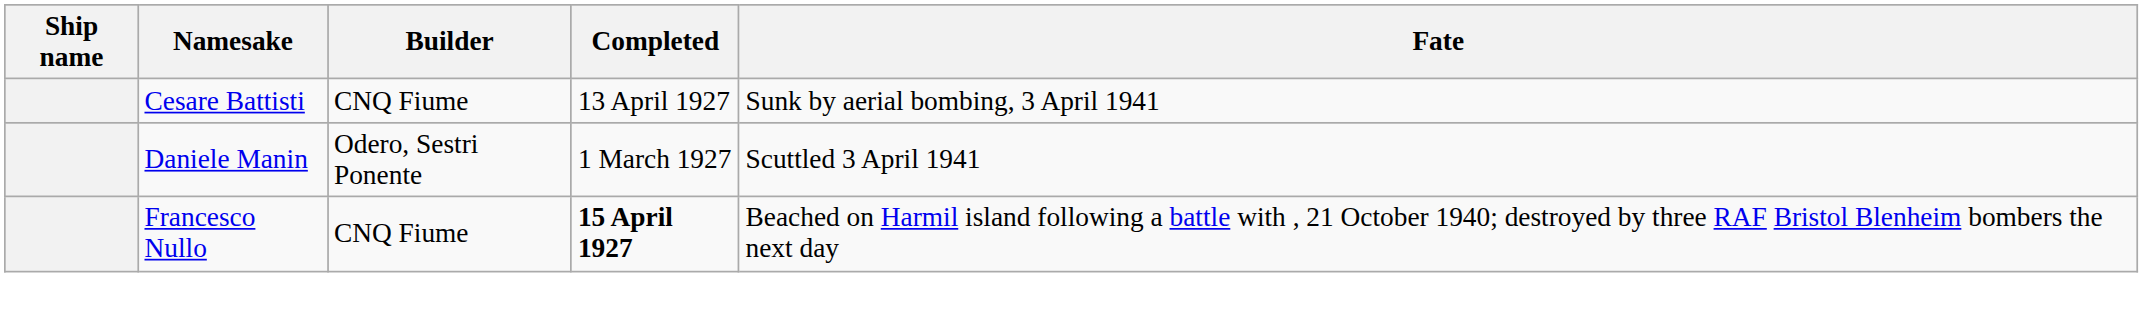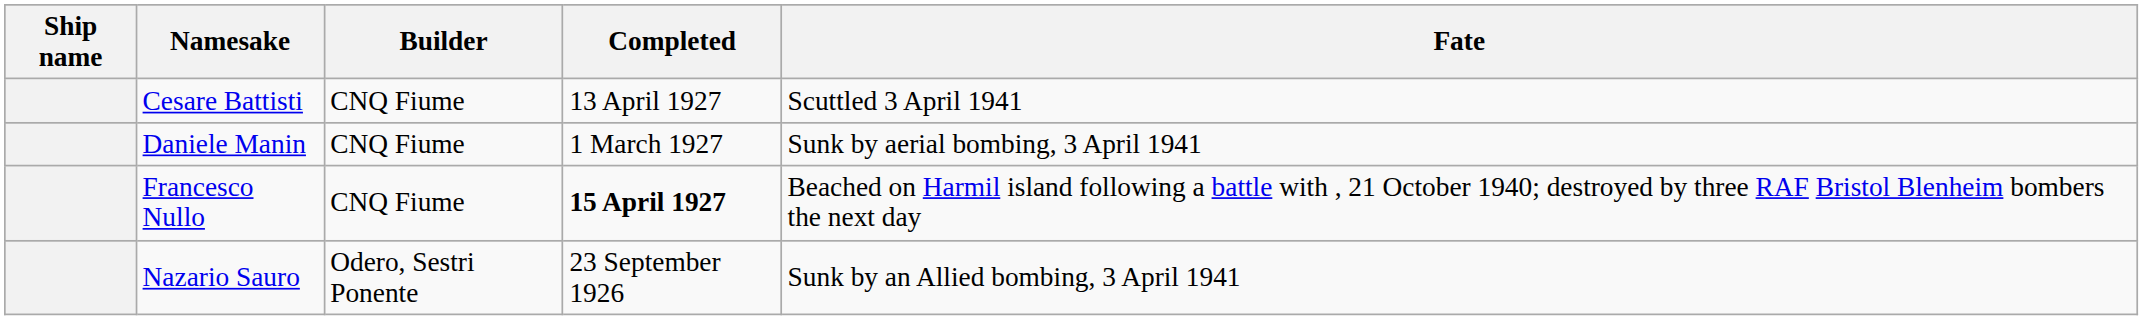(953, 100) Sunk by aerial bombing, 3 April 1941 -> (905, 100) Scuttled 3 April 1941
(406, 159) Odero, Sestri Ponente -> (397, 143) CNQ Fiume
(863, 159) Scuttled 3 April 1941 -> (995, 143) Sunk by aerial bombing, 3 April 1941
+ row: (221, 276)
